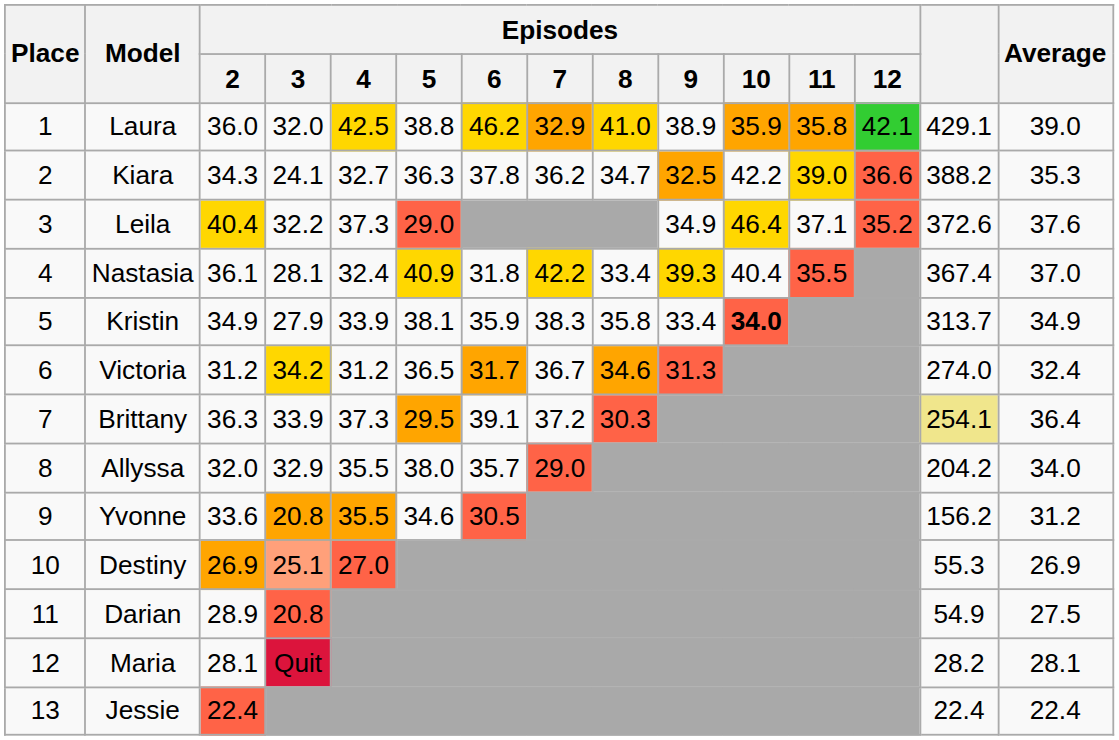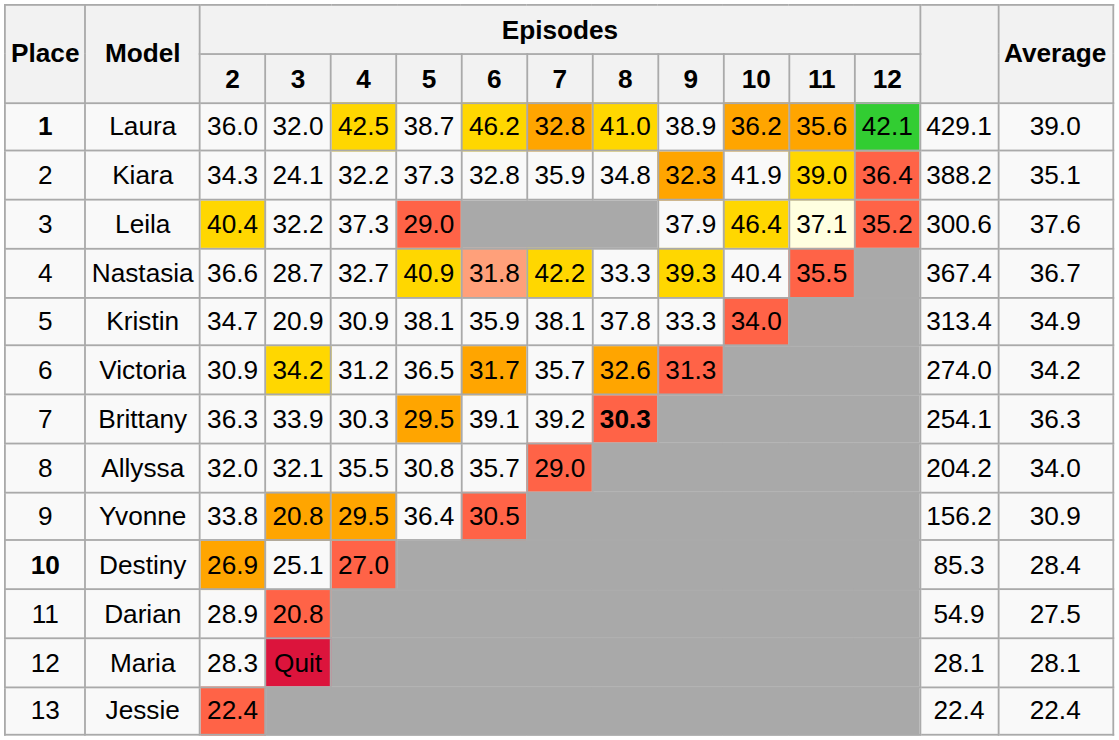(45, 127) normal -> (45, 127) bold
(429, 127) 38.8 -> (429, 127) 38.7
(560, 127) 32.9 -> (560, 127) 32.8
(756, 127) 35.9 -> (756, 127) 36.2
(822, 127) 35.8 -> (822, 127) 35.6
(363, 176) 32.7 -> (363, 176) 32.2
(429, 176) 36.3 -> (429, 176) 37.3
(494, 176) 37.8 -> (494, 176) 32.8
(560, 176) 36.2 -> (560, 176) 35.9
(625, 176) 34.7 -> (625, 176) 34.8
(691, 176) 32.5 -> (691, 176) 32.3
(756, 176) 42.2 -> (756, 176) 41.9
(887, 176) 36.6 -> (887, 176) 36.4
(1055, 176) 35.3 -> (1055, 176) 35.1
(691, 224) 34.9 -> (691, 224) 37.9
(822, 224) no background -> (822, 224) lightyellow background
(959, 224) 372.6 -> (959, 224) 300.6
(233, 273) 36.1 -> (233, 273) 36.6
(298, 273) 28.1 -> (298, 273) 28.7
(363, 273) 32.4 -> (363, 273) 32.7
(494, 273) no background -> (494, 273) lightsalmon background
(625, 273) 33.4 -> (625, 273) 33.3
(1055, 273) 37.0 -> (1055, 273) 36.7
(233, 322) 34.9 -> (233, 322) 34.7
(298, 322) 27.9 -> (298, 322) 20.9
(363, 322) 33.9 -> (363, 322) 30.9
(560, 322) 38.3 -> (560, 322) 38.1
(625, 322) 35.8 -> (625, 322) 37.8
(691, 322) 33.4 -> (691, 322) 33.3
(756, 322) bold -> (756, 322) normal
(959, 322) 313.7 -> (959, 322) 313.4
(233, 370) 31.2 -> (233, 370) 30.9
(560, 370) 36.7 -> (560, 370) 35.7
(625, 370) 34.6 -> (625, 370) 32.6
(1055, 370) 32.4 -> (1055, 370) 34.2
(363, 419) 37.3 -> (363, 419) 30.3
(560, 419) 37.2 -> (560, 419) 39.2
(625, 419) normal -> (625, 419) bold
(959, 419) khaki background -> (959, 419) no background
(1055, 419) 36.4 -> (1055, 419) 36.3
(298, 468) 32.9 -> (298, 468) 32.1
(429, 468) 38.0 -> (429, 468) 30.8
(233, 516) 33.6 -> (233, 516) 33.8
(363, 516) 35.5 -> (363, 516) 29.5
(429, 516) 34.6 -> (429, 516) 36.4
(1055, 516) 31.2 -> (1055, 516) 30.9
(45, 565) normal -> (45, 565) bold
(298, 565) lightsalmon background -> (298, 565) no background
(959, 565) 55.3 -> (959, 565) 85.3
(1055, 565) 26.9 -> (1055, 565) 28.4
(233, 663) 28.1 -> (233, 663) 28.3
(959, 663) 28.2 -> (959, 663) 28.1
